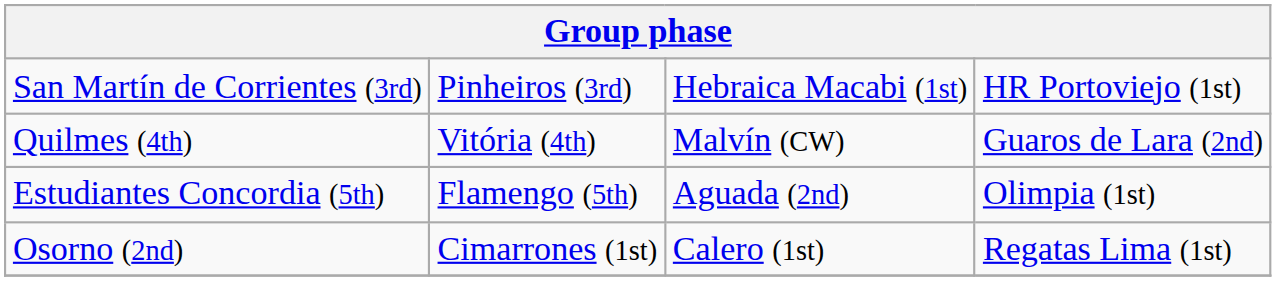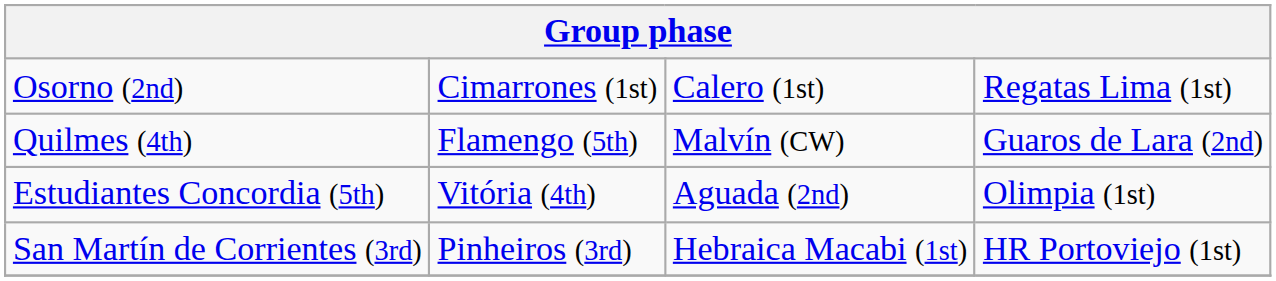rows swapped: (217, 85) <-> (98, 247)
(517, 139) Vitória (4th) -> (538, 139) Flamengo (5th)
(538, 193) Flamengo (5th) -> (517, 193) Vitória (4th)
